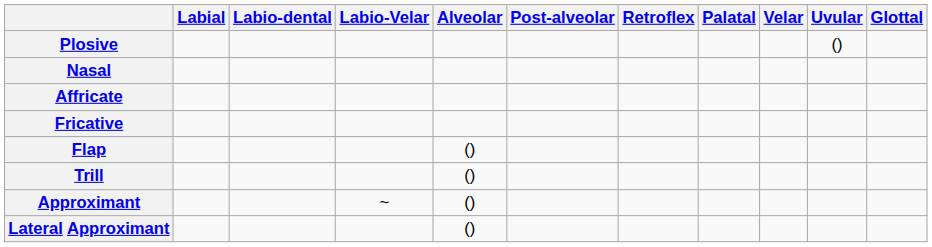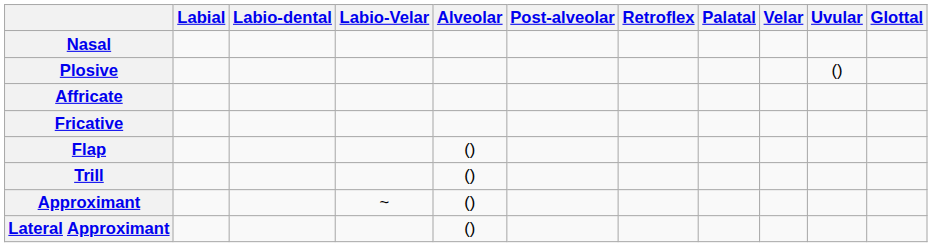rows swapped: (89, 70) <-> (89, 44)
